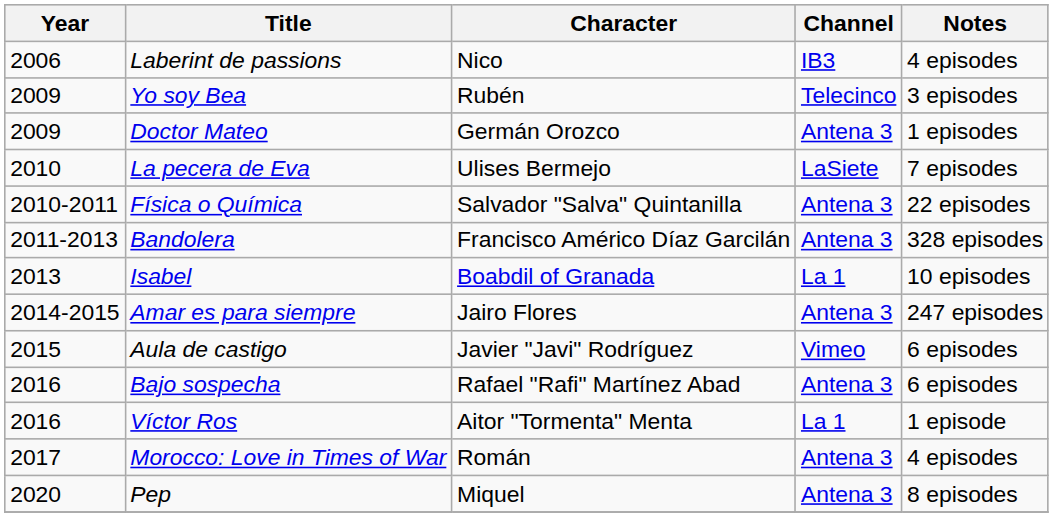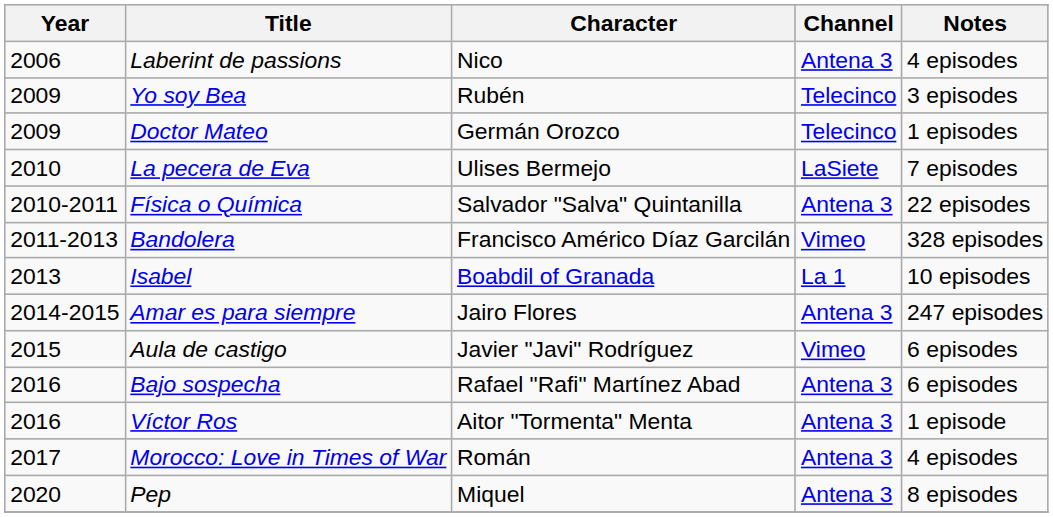(818, 59) IB3 -> (847, 59) Antena 3
(847, 132) Antena 3 -> (849, 132) Telecinco
(847, 240) Antena 3 -> (833, 240) Vimeo
(823, 421) La 1 -> (847, 421) Antena 3
